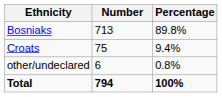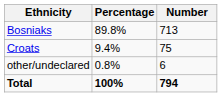columns swapped: (122, 13) <-> (185, 13)
